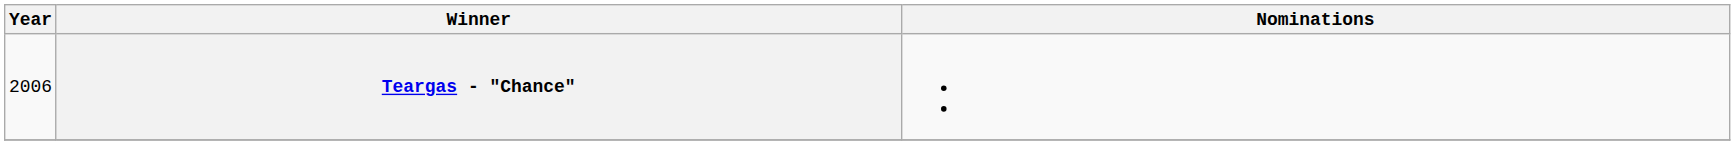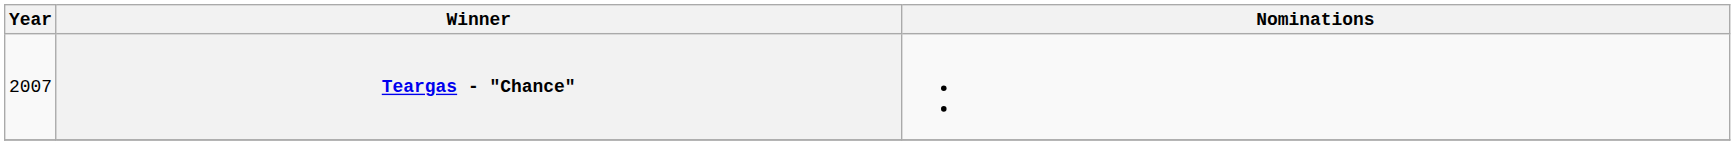(31, 87) 2006 -> (31, 87) 2007
